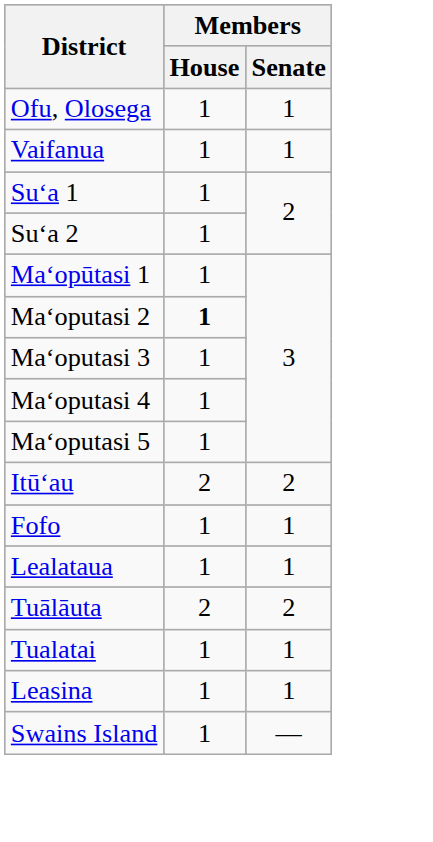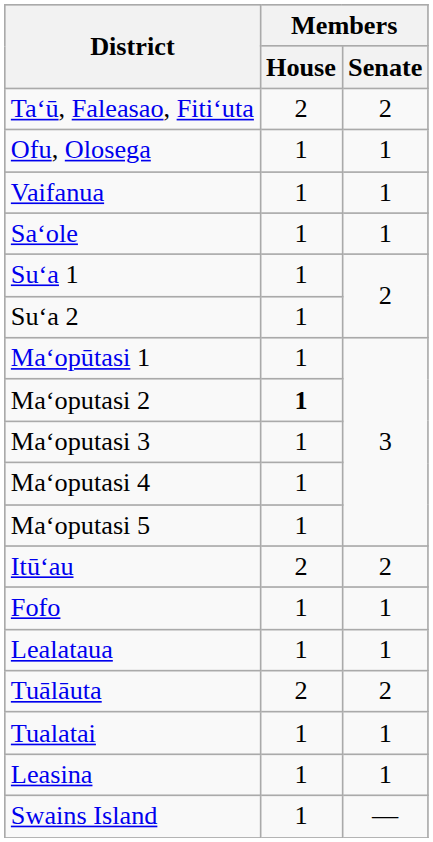+ row: (132, 108)
+ row: (44, 233)
